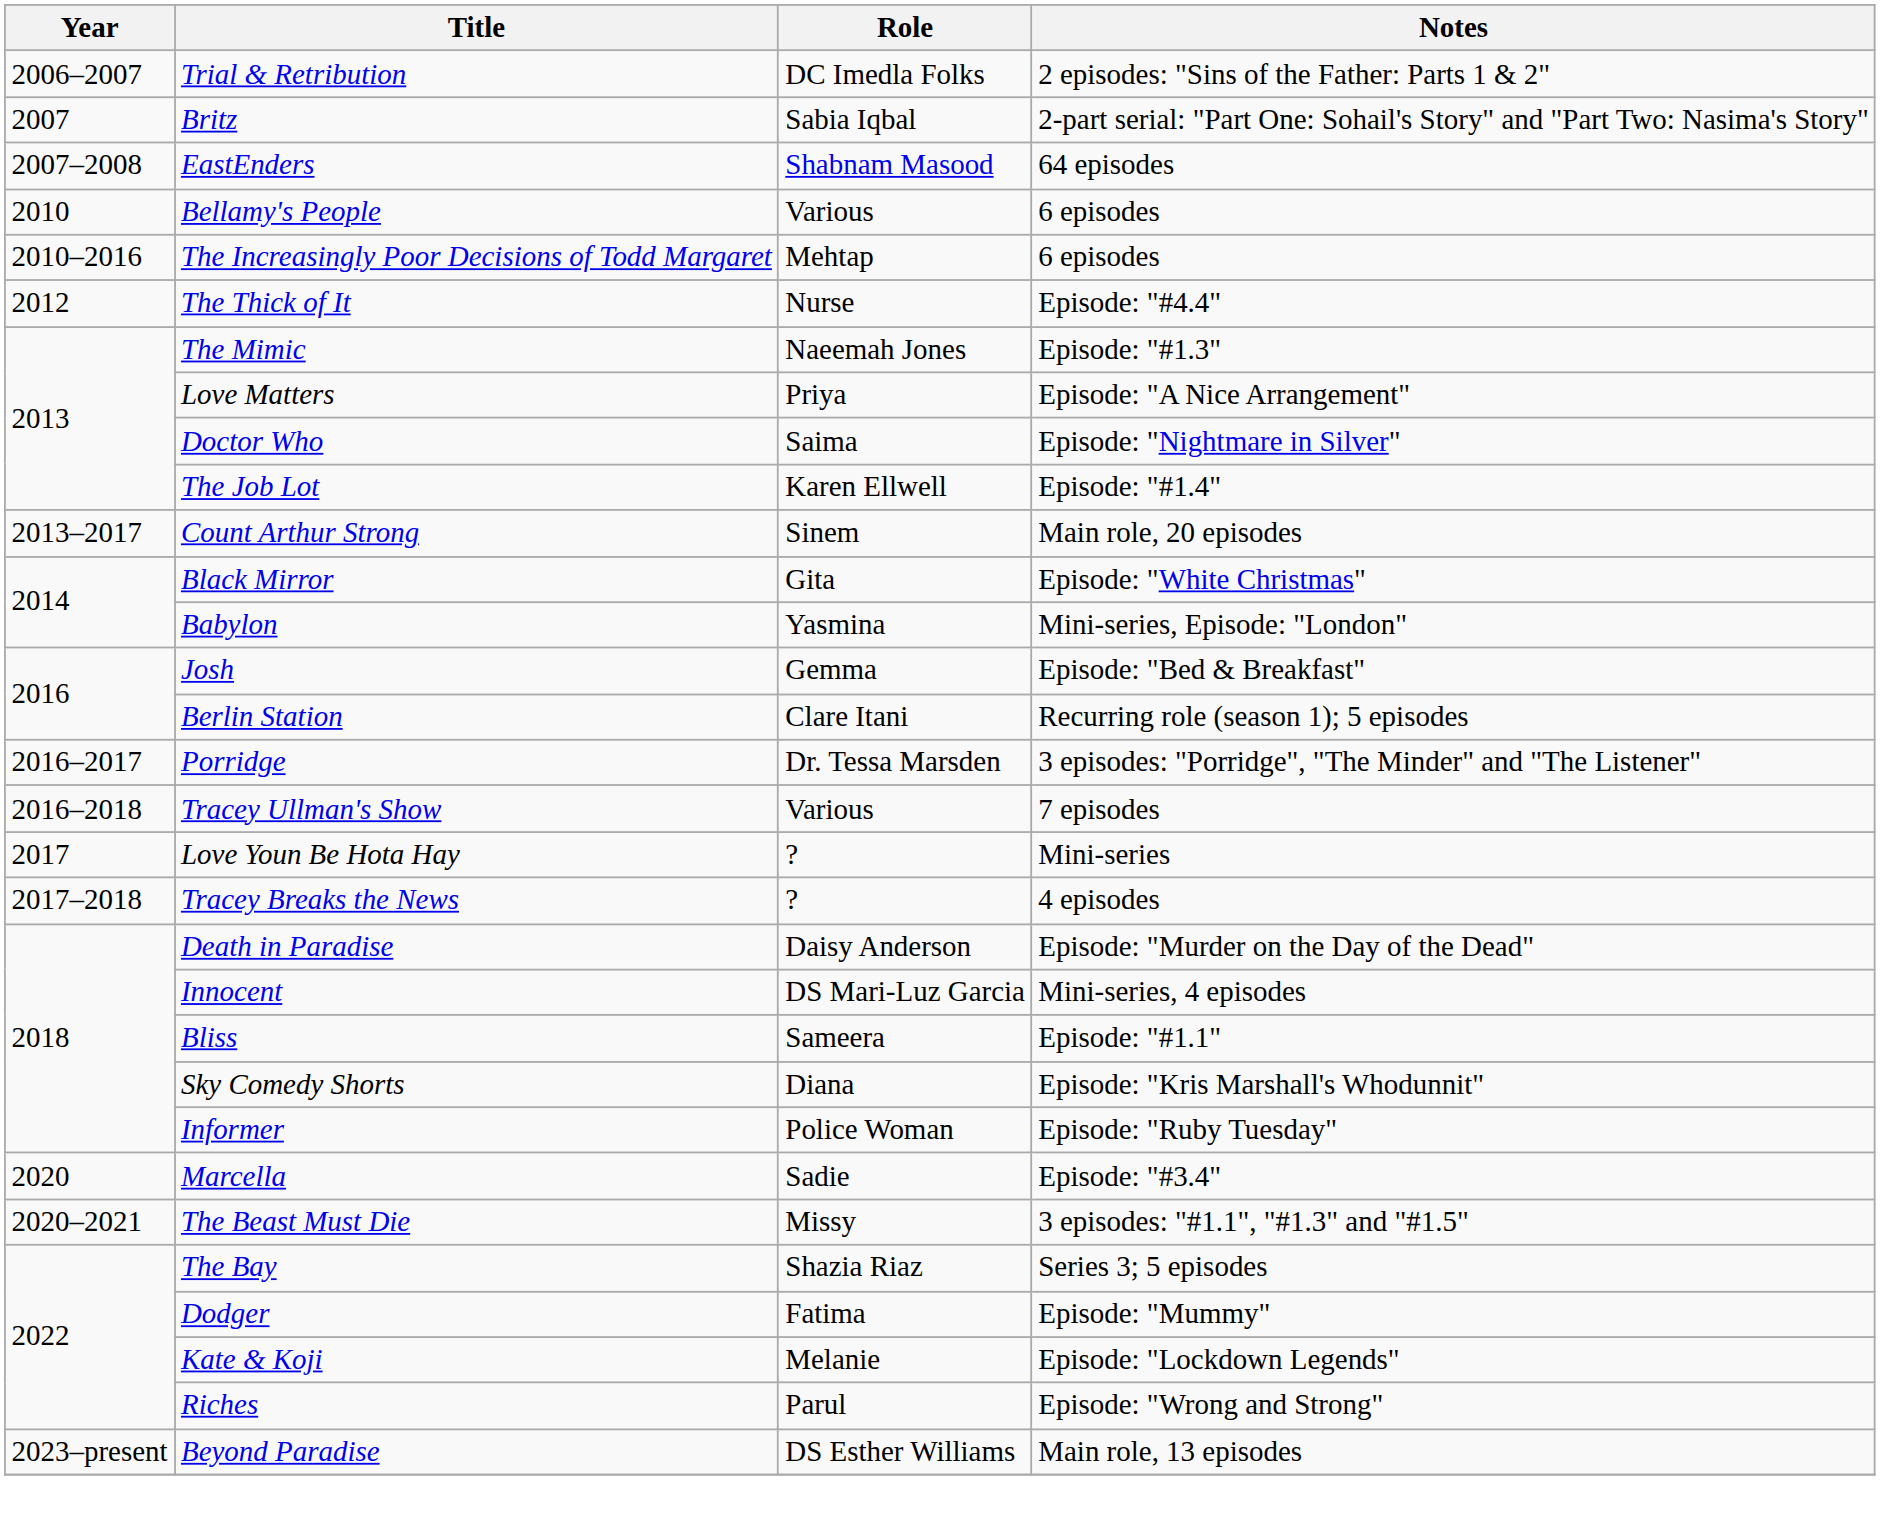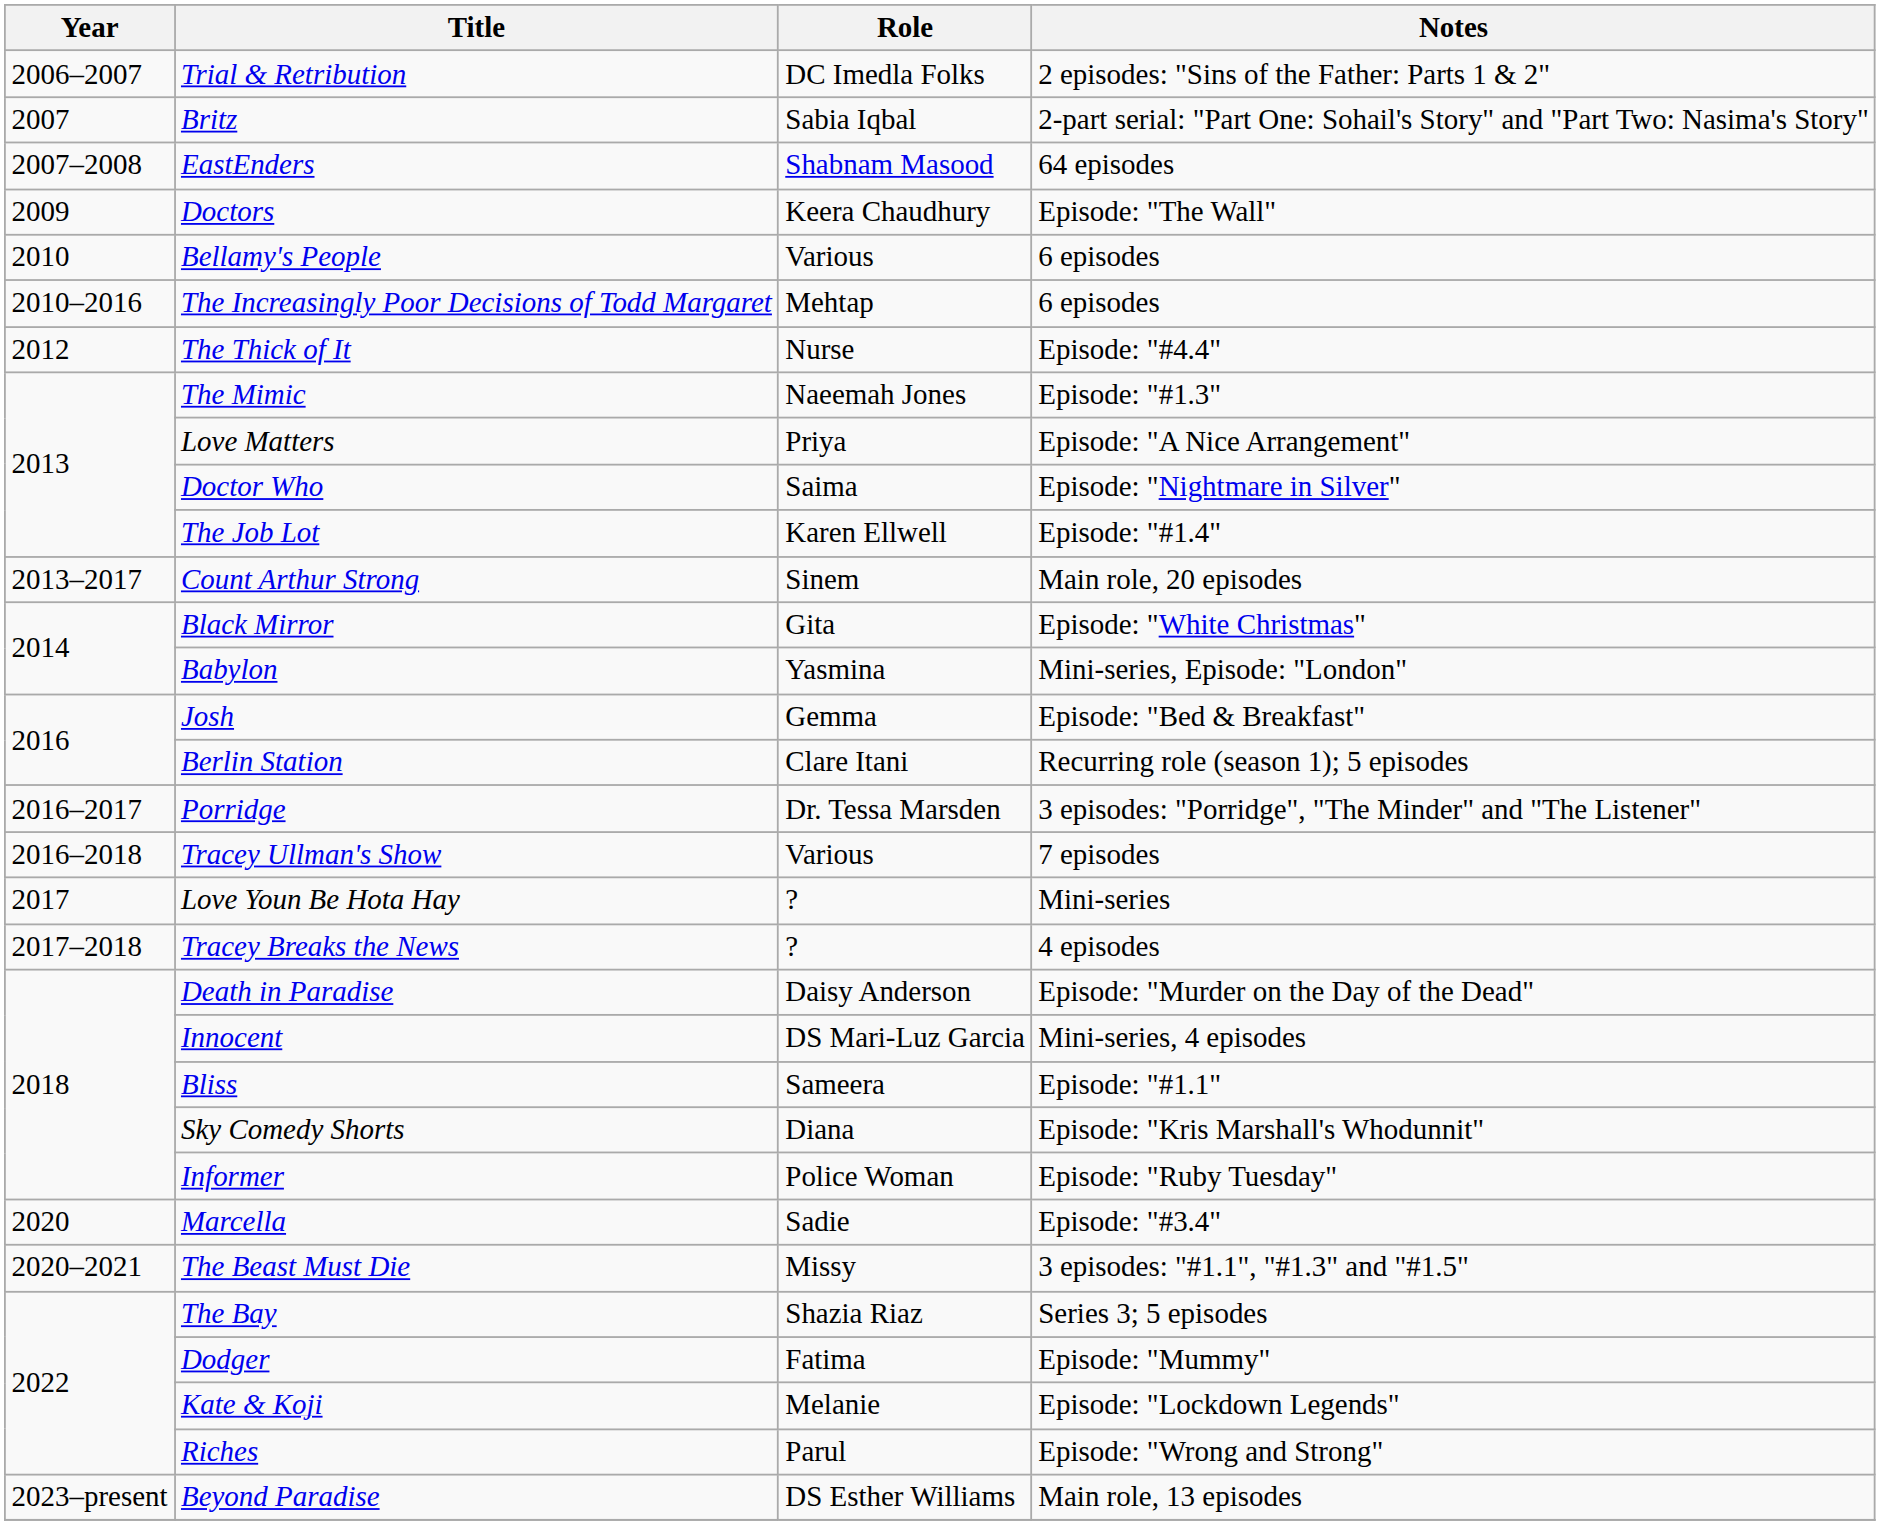+ row: (228, 211)
